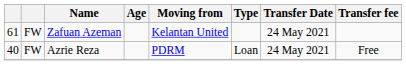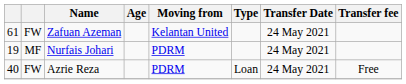+ row: (80, 50)
